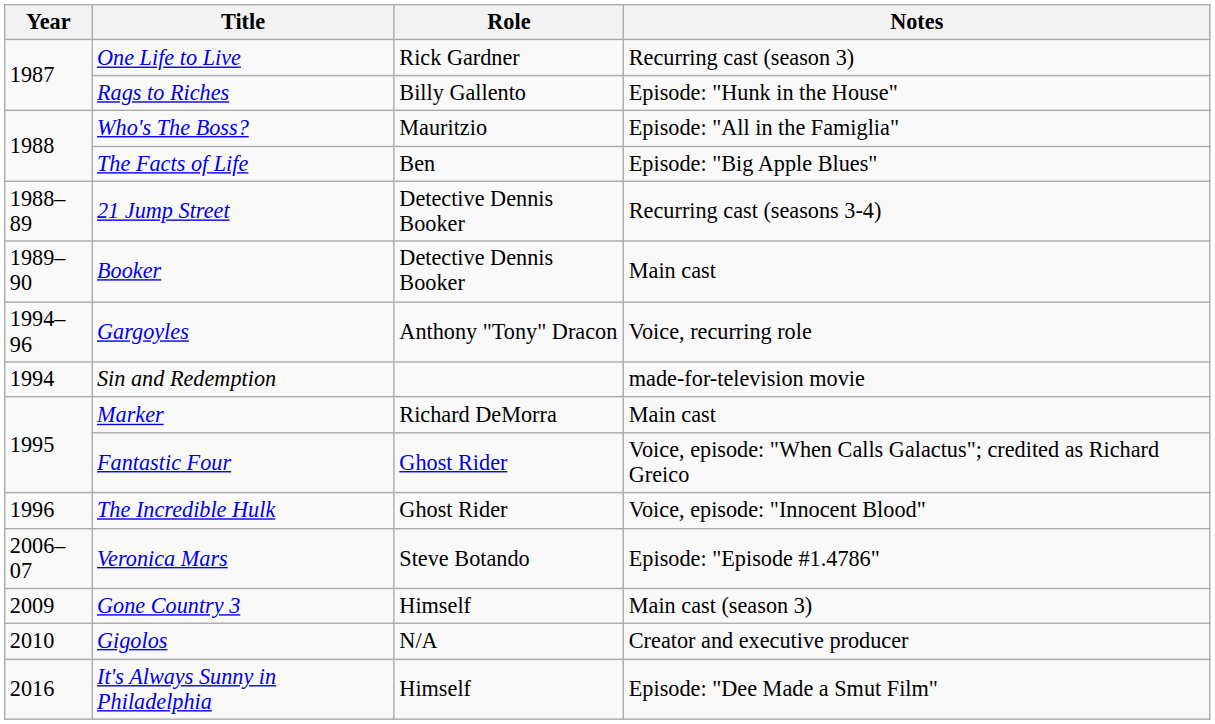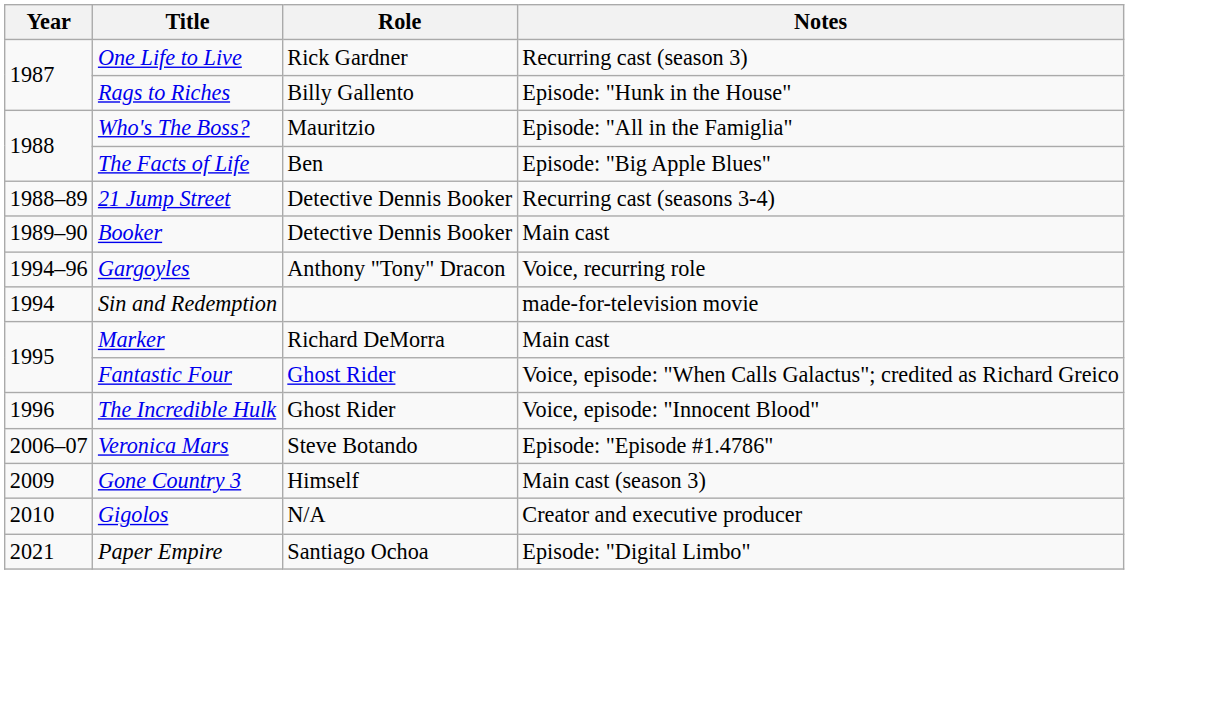- row: (187, 688)
+ row: (160, 551)
